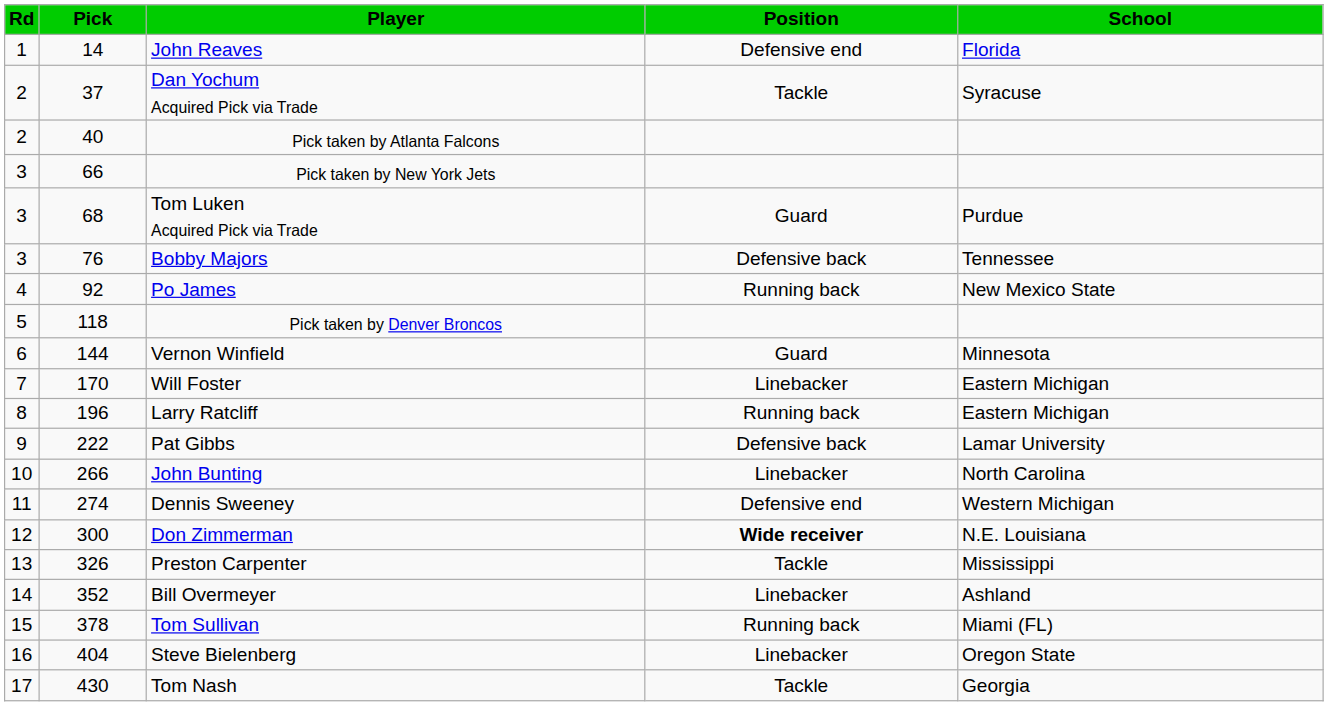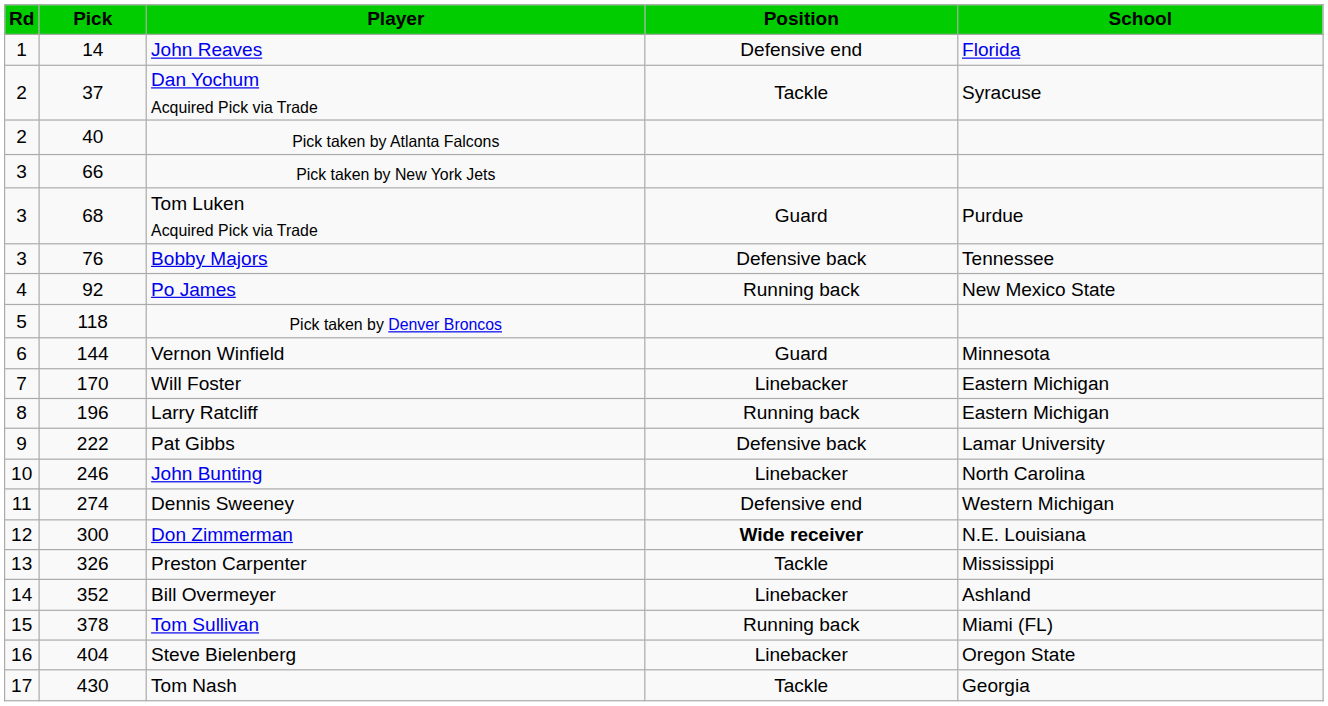(93, 473) 266 -> (93, 473) 246
